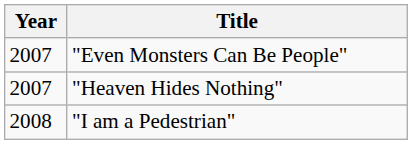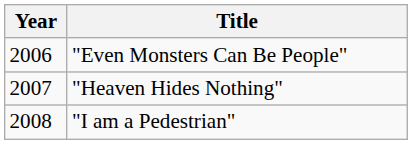(31, 54) 2007 -> (31, 54) 2006
